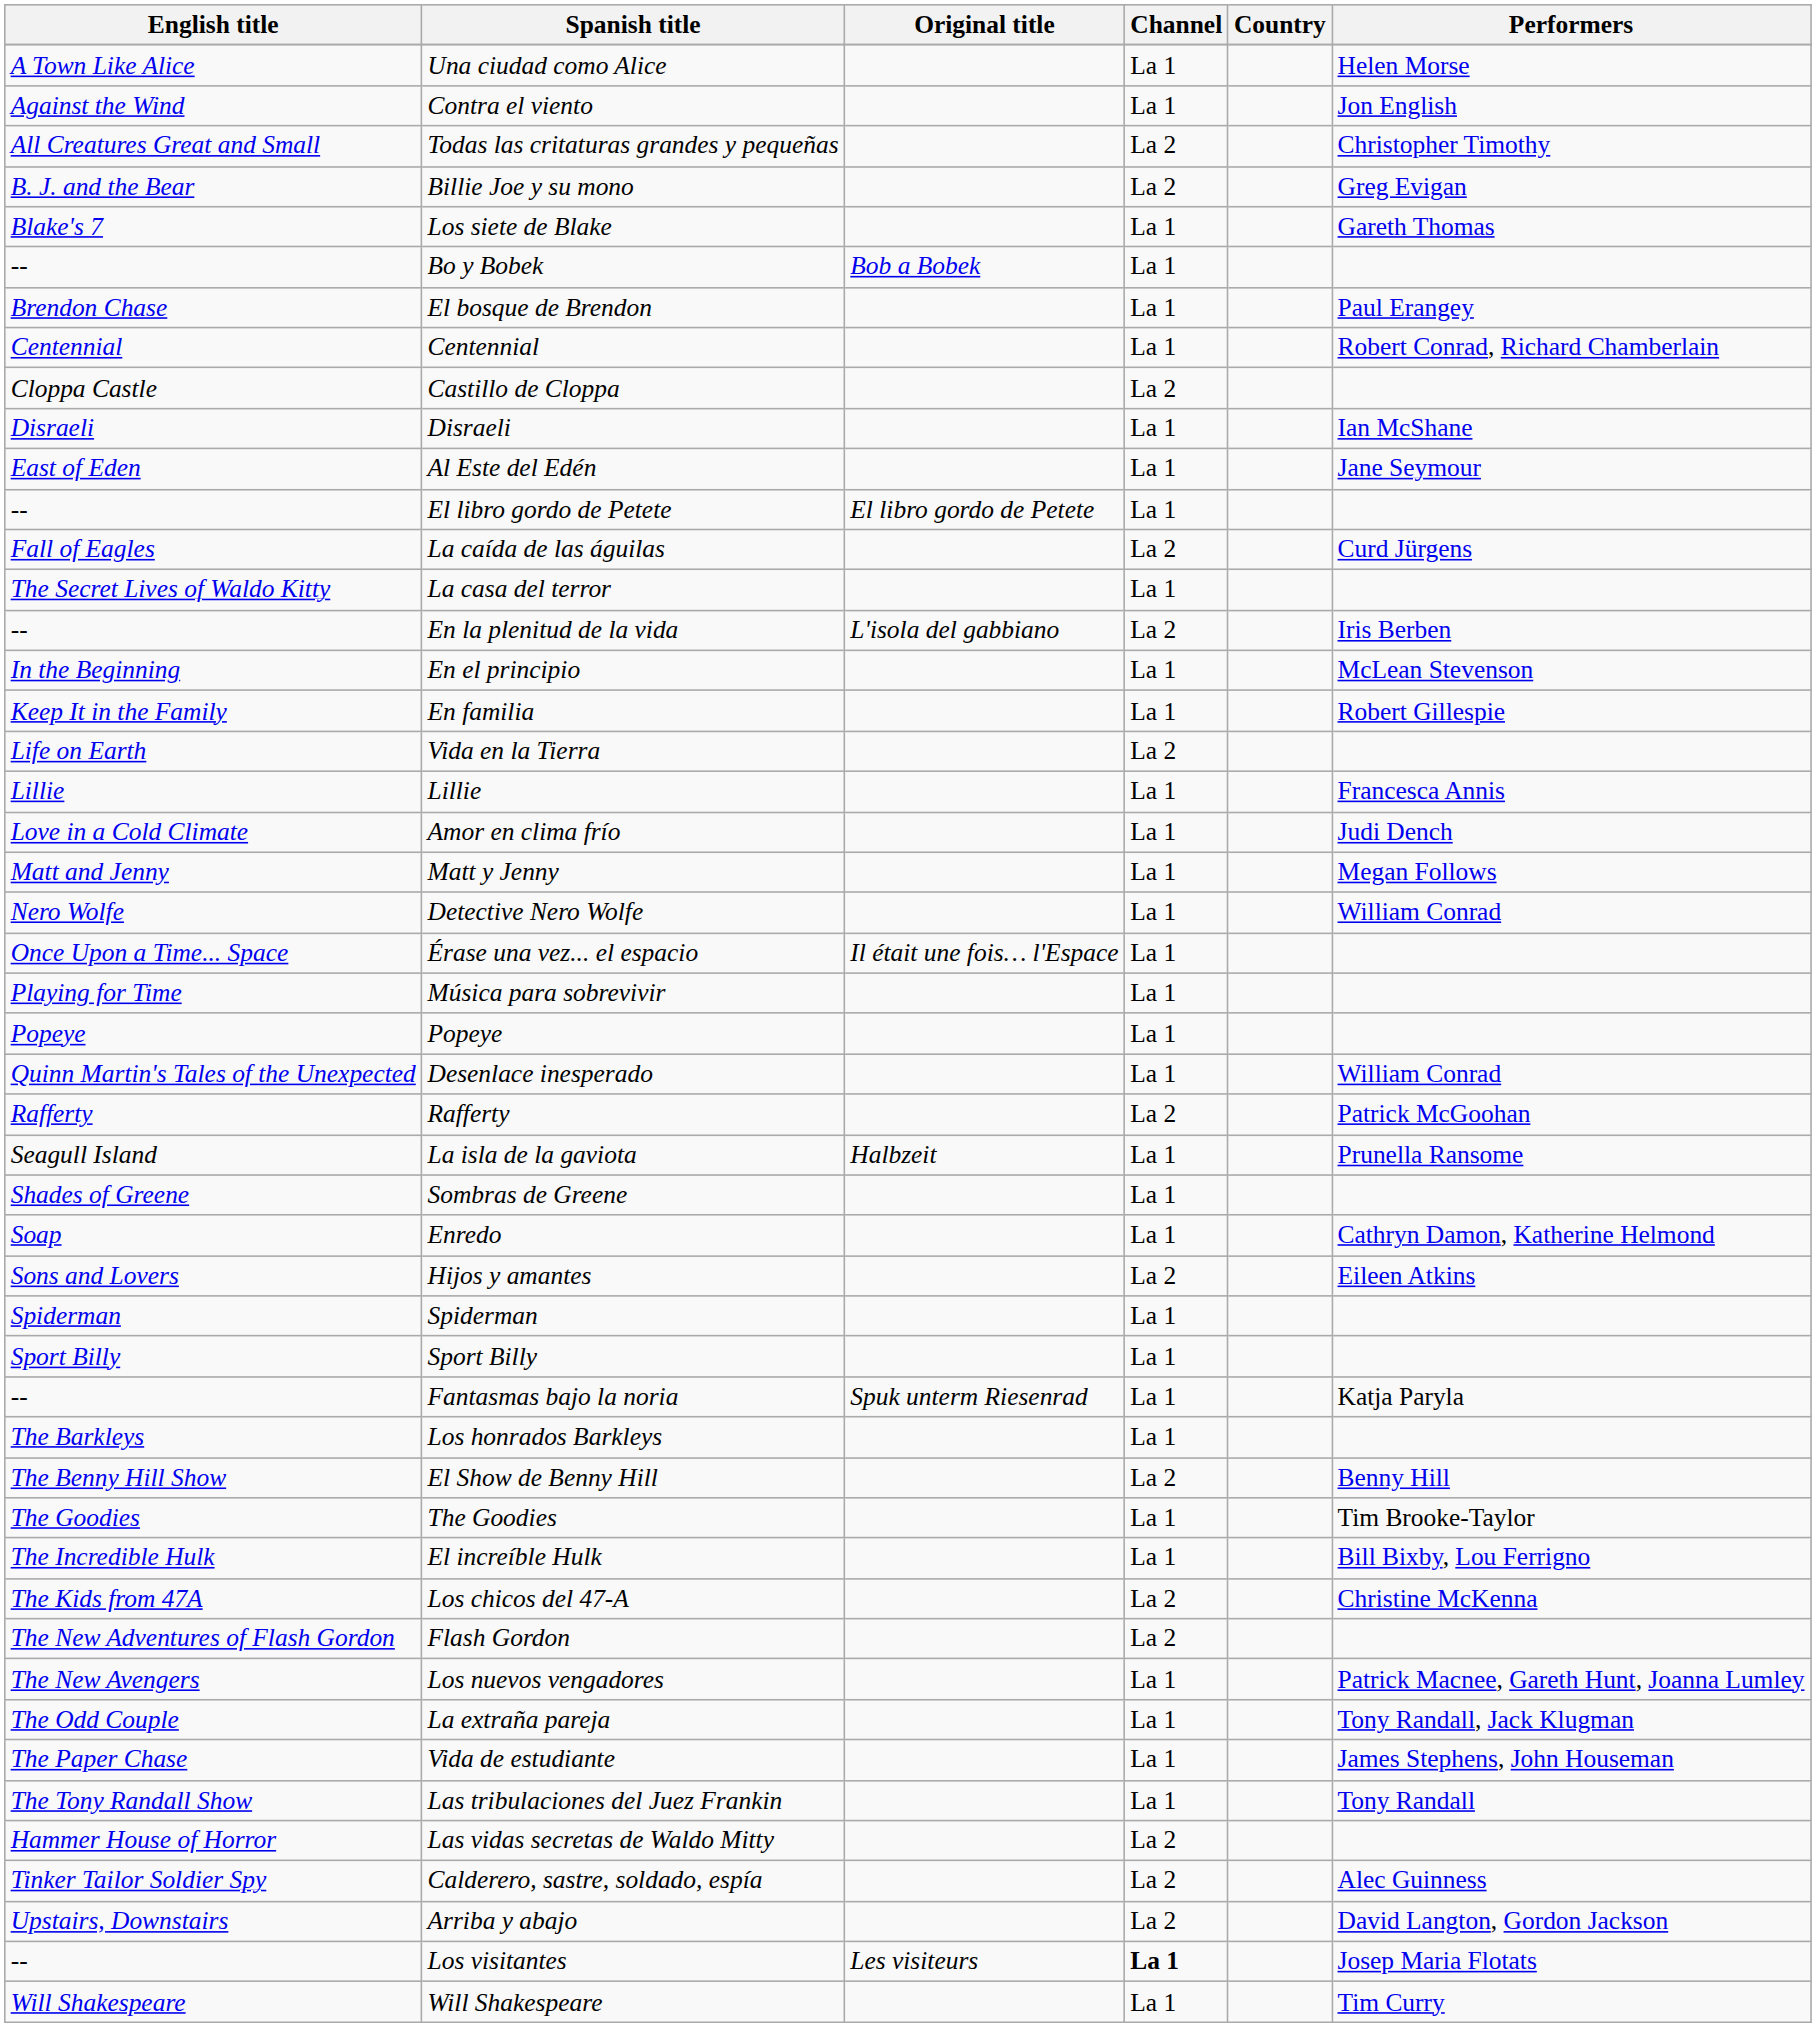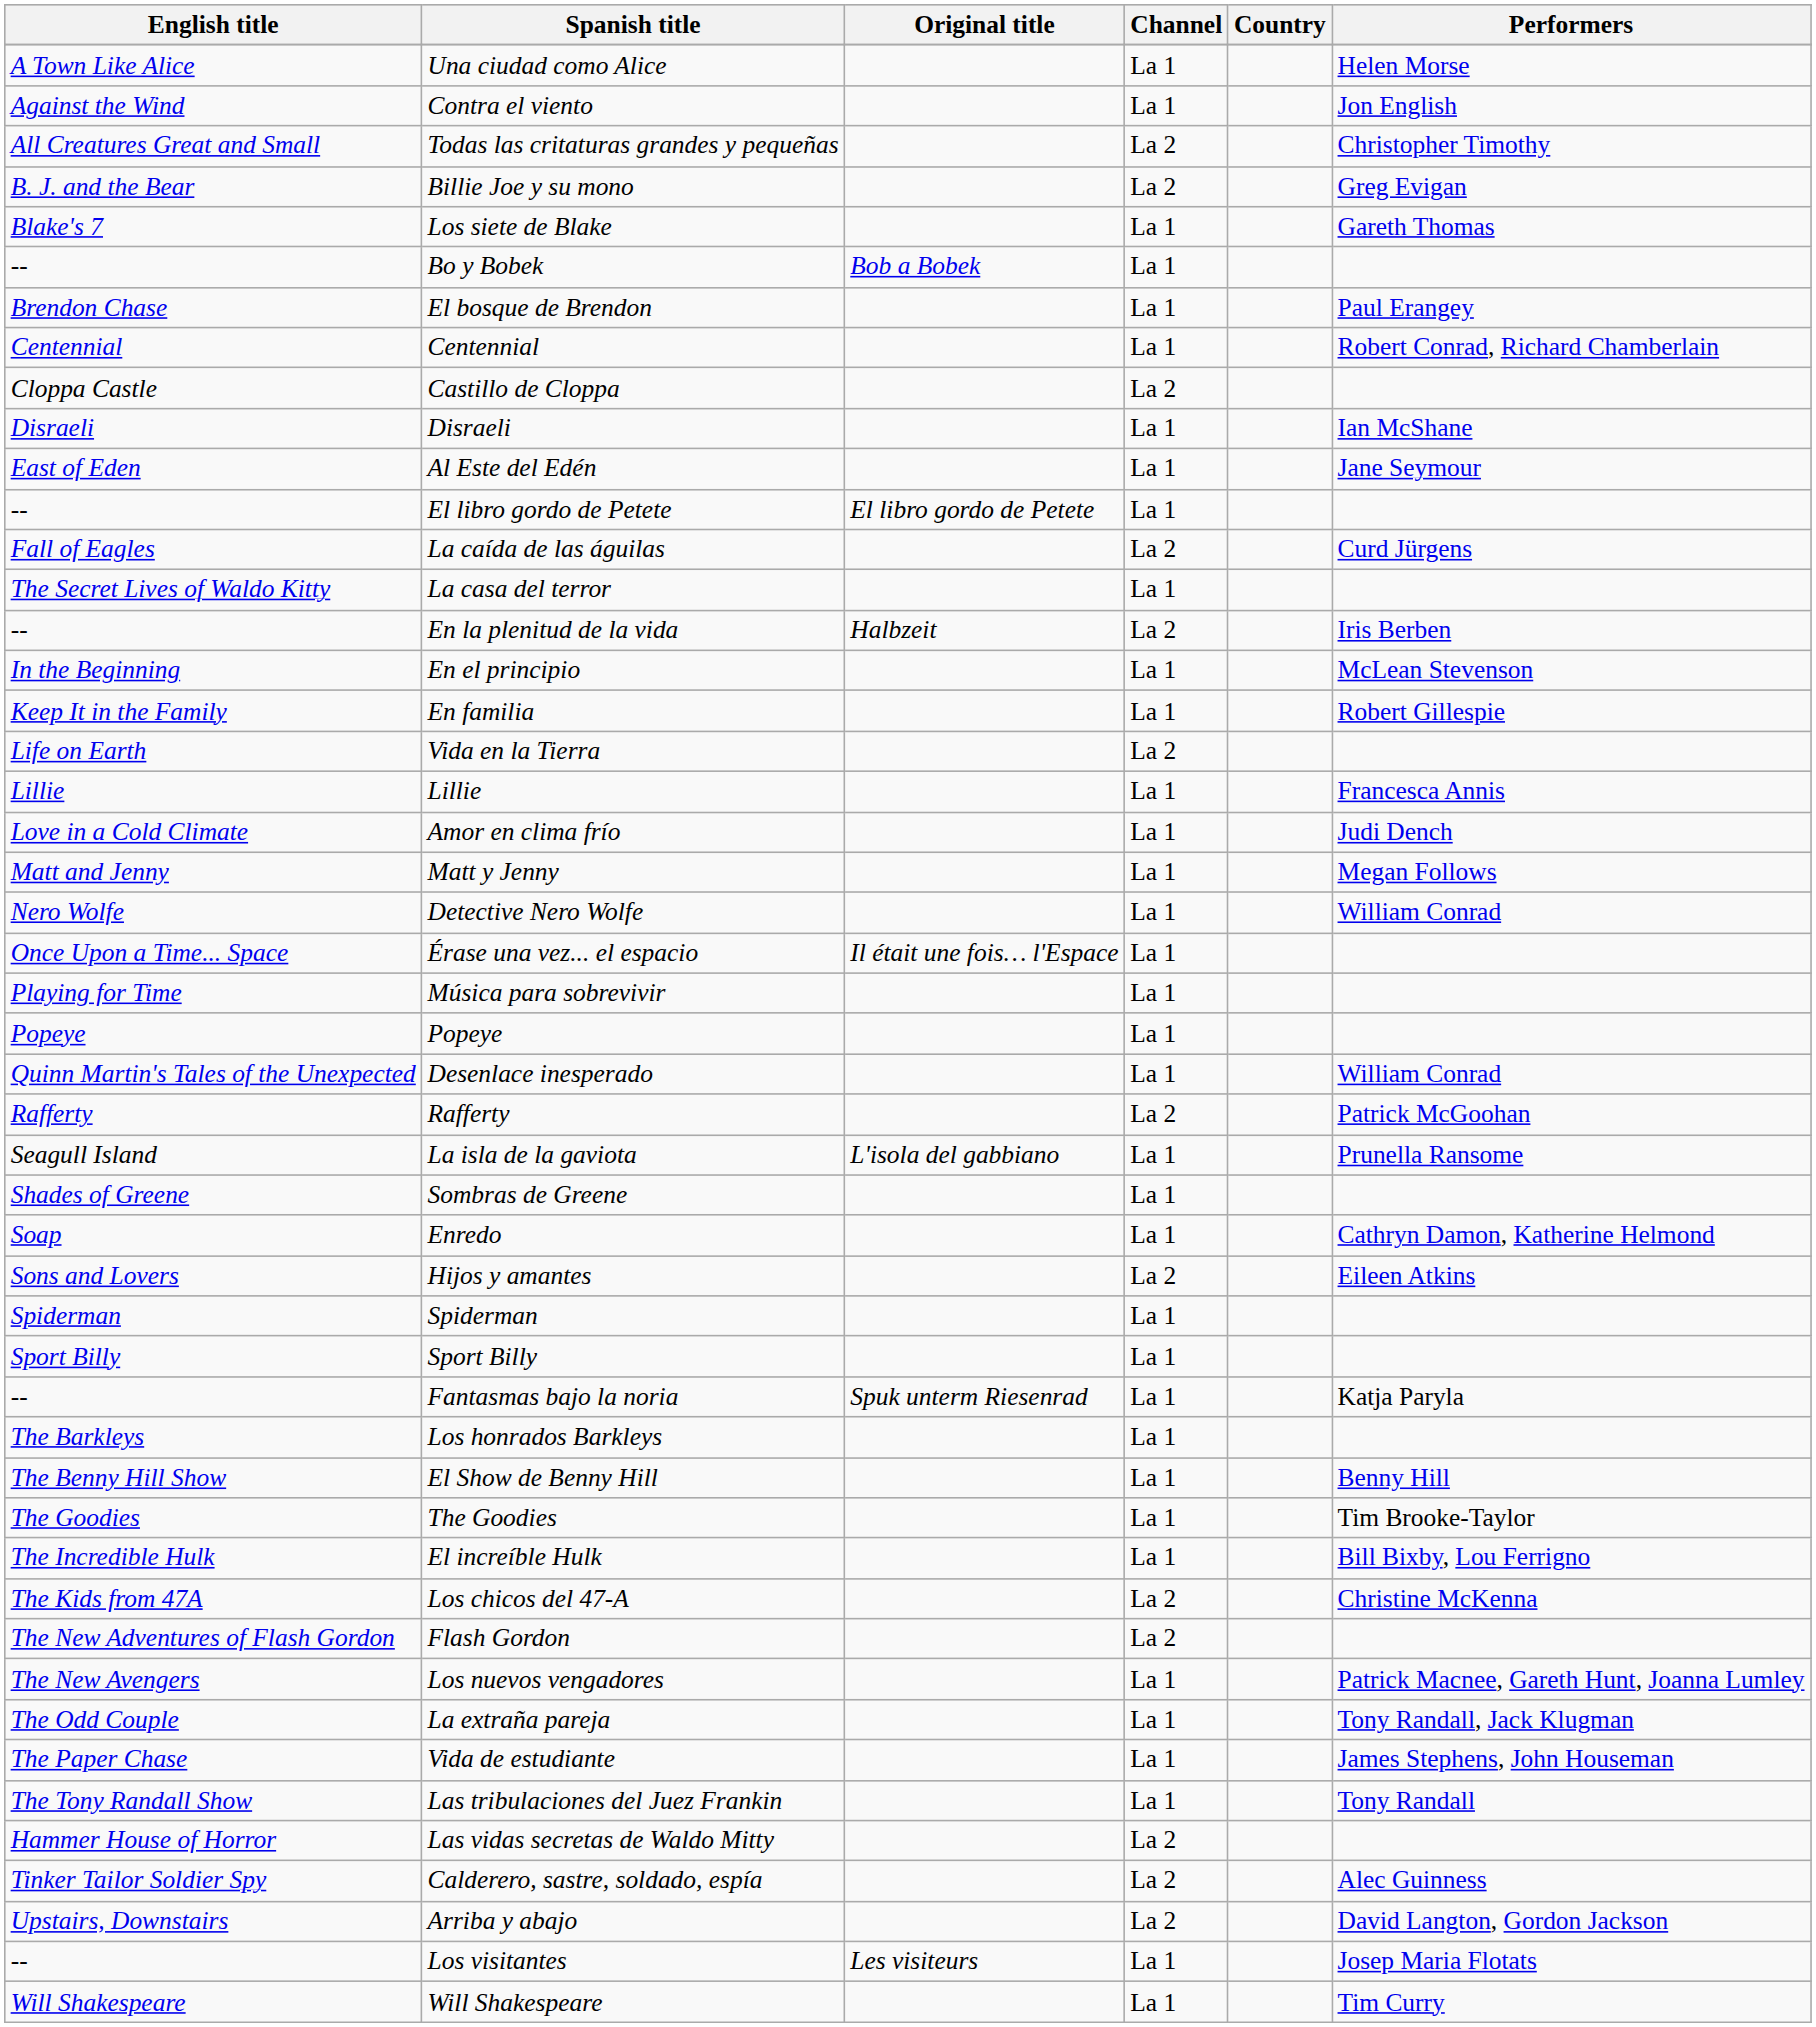(955, 629) L'isola del gabbiano -> (893, 629) Halbzeit
(893, 1154) Halbzeit -> (955, 1154) L'isola del gabbiano
(1153, 1477) La 2 -> (1153, 1477) La 1
(1155, 1961) bold -> (1153, 1961) normal
